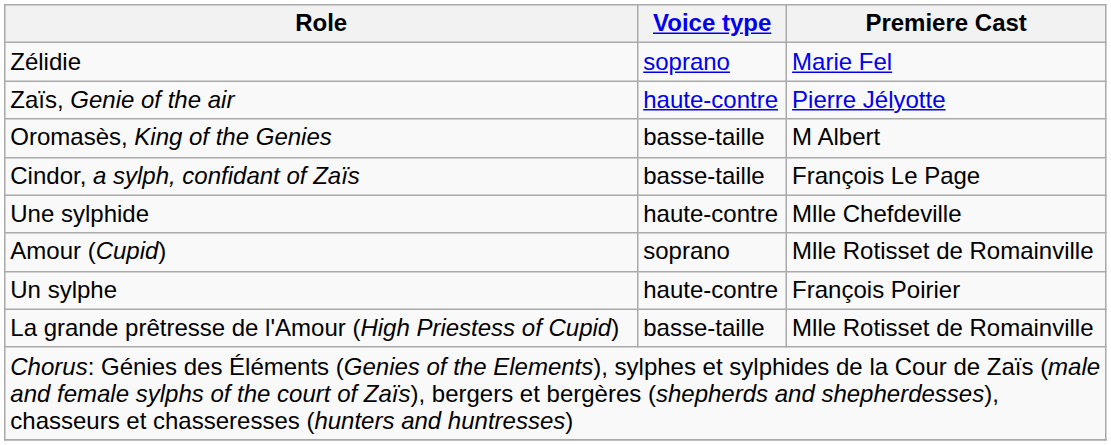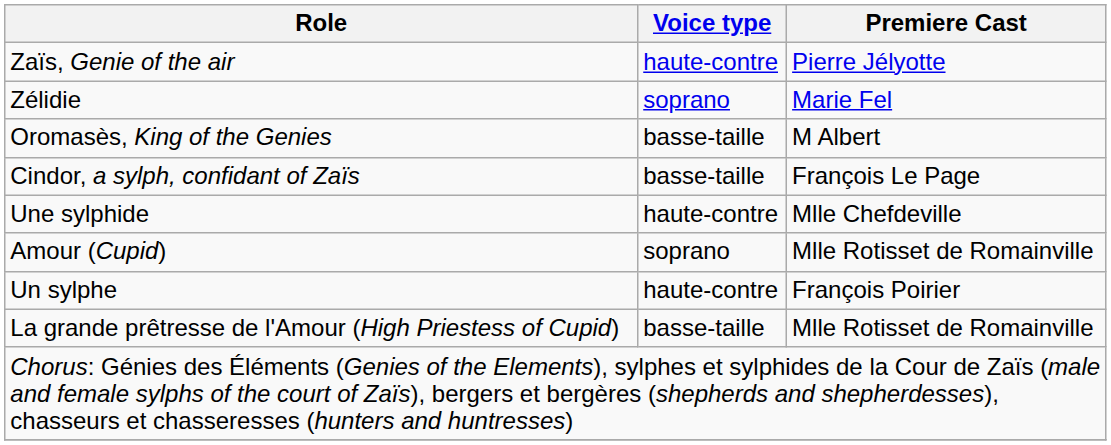rows swapped: (122, 99) <-> (46, 61)
